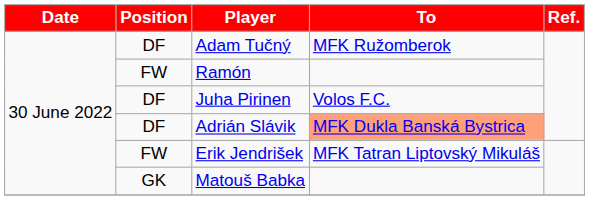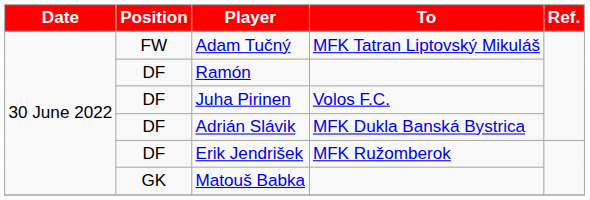(154, 45) DF -> (154, 45) FW
(382, 45) MFK Ružomberok -> (426, 45) MFK Tatran Liptovský Mikuláš
(154, 72) FW -> (154, 72) DF
(419, 126) lightsalmon background -> (419, 126) no background
(154, 153) FW -> (154, 153) DF
(426, 153) MFK Tatran Liptovský Mikuláš -> (382, 153) MFK Ružomberok
